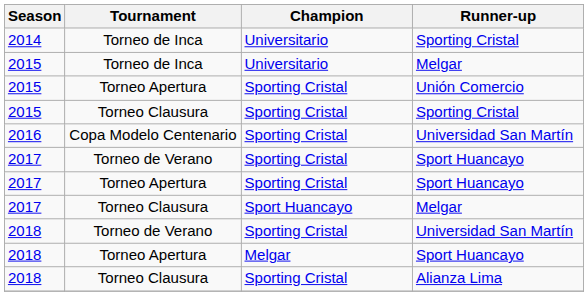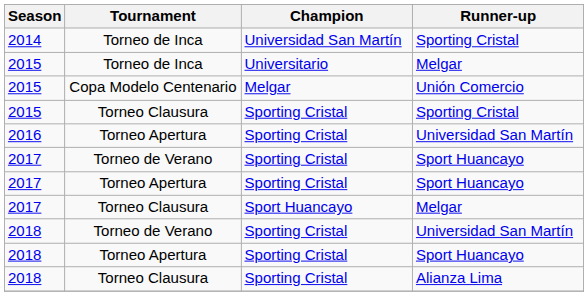(286, 40) Universitario -> (323, 40) Universidad San Martín
(153, 87) Torneo Apertura -> (153, 87) Copa Modelo Centenario
(296, 87) Sporting Cristal -> (267, 87) Melgar
(153, 135) Copa Modelo Centenario -> (153, 135) Torneo Apertura
(267, 254) Melgar -> (296, 254) Sporting Cristal
